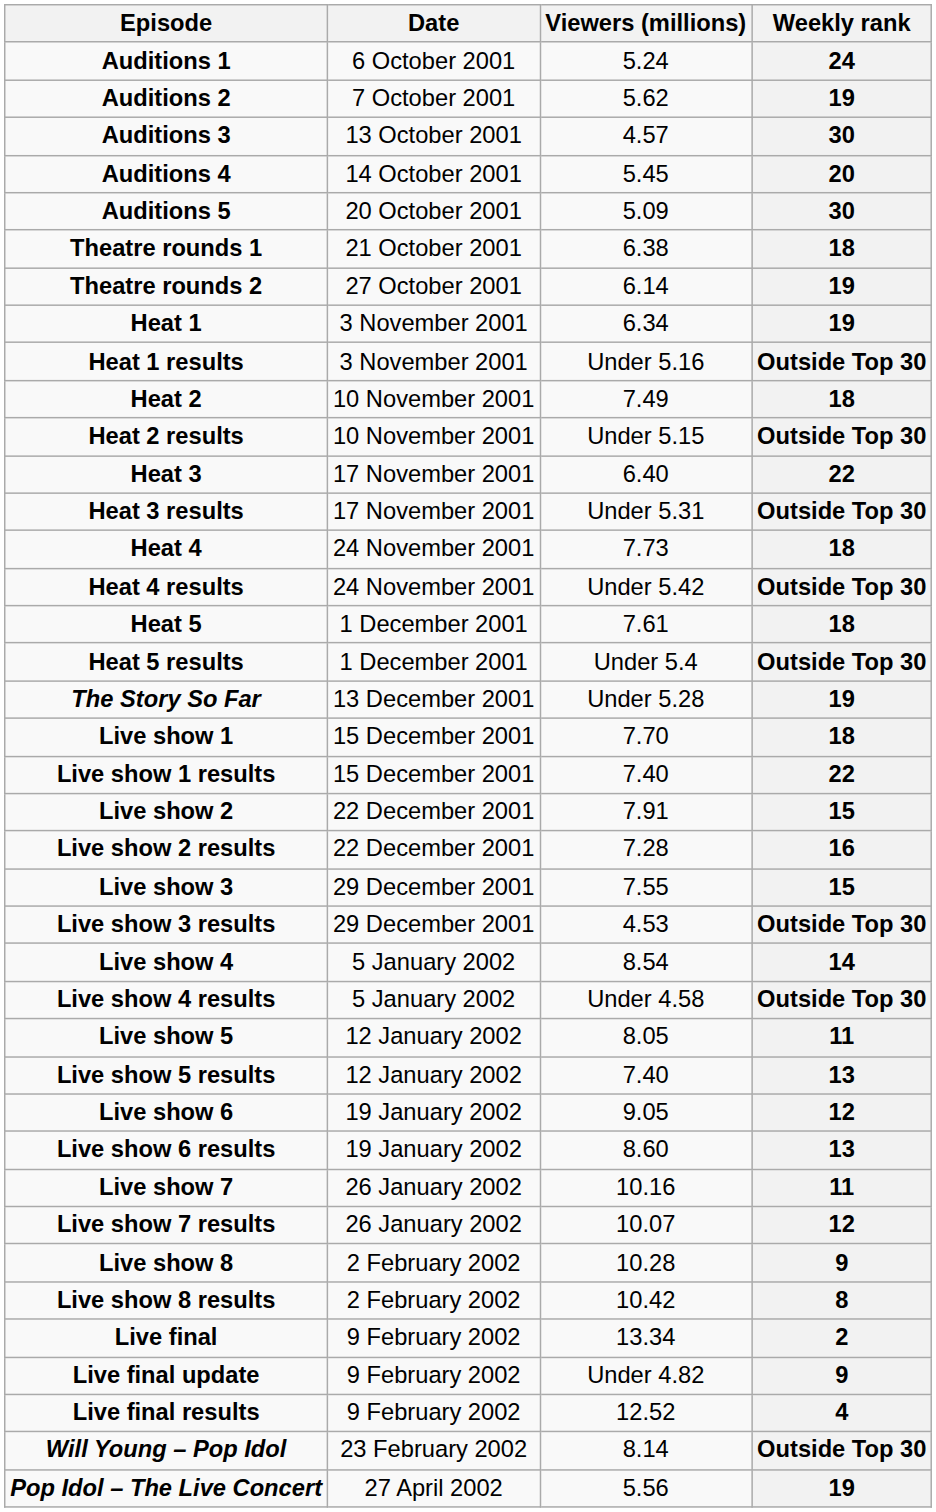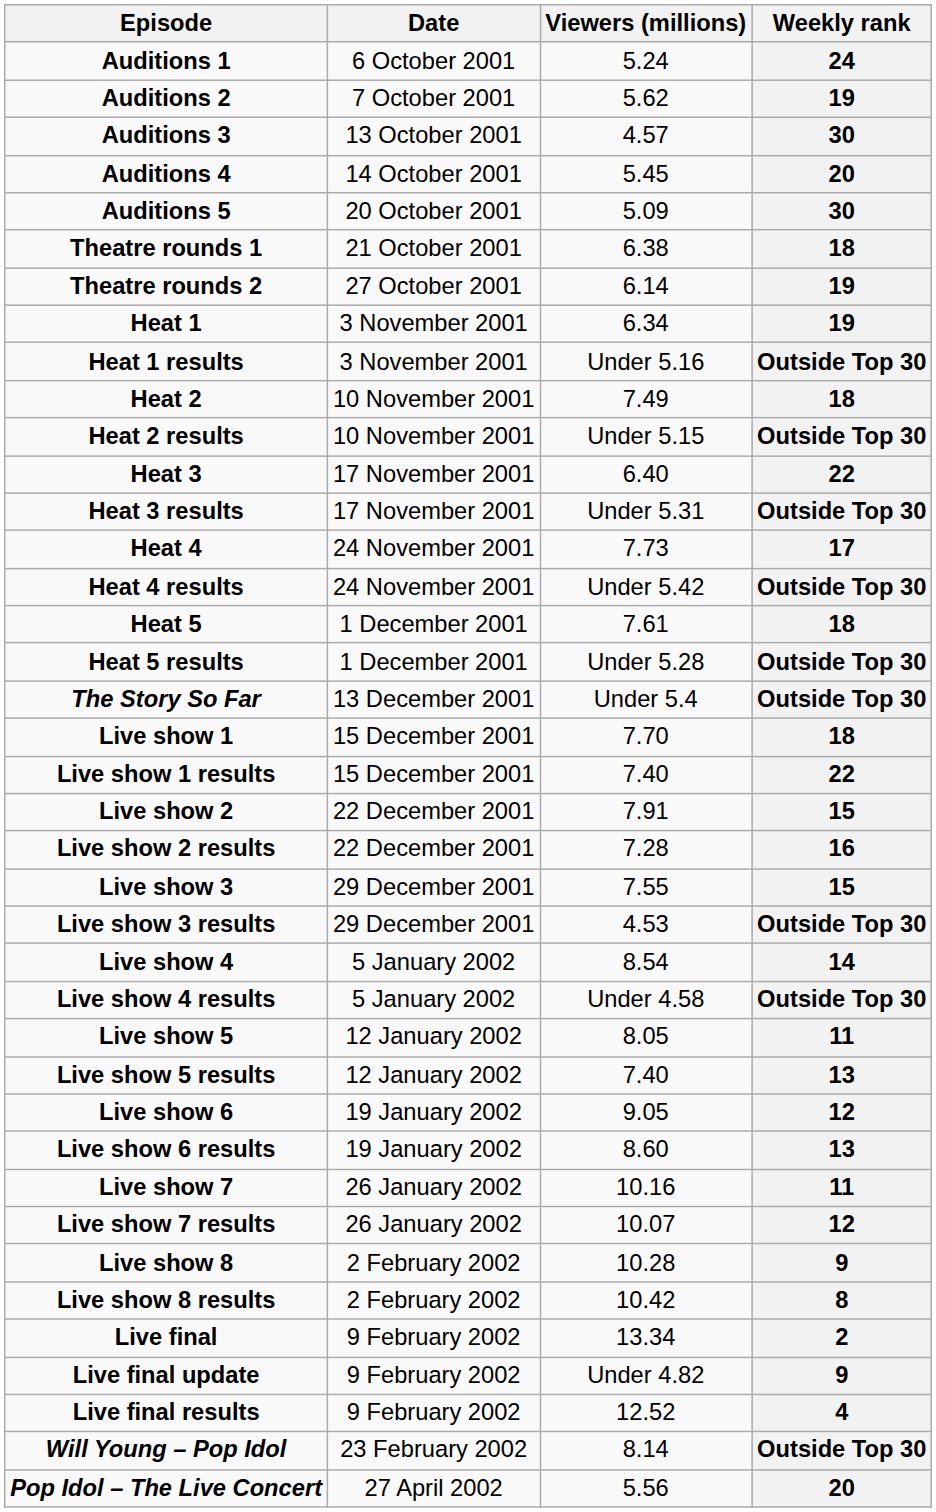(842, 549) 18 -> (842, 549) 17
(646, 661) Under 5.4 -> (646, 661) Under 5.28
(646, 699) Under 5.28 -> (646, 699) Under 5.4
(842, 699) 19 -> (842, 699) Outside Top 30
(842, 1487) 19 -> (842, 1487) 20
